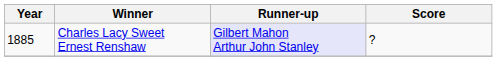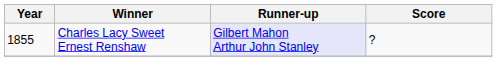(20, 39) 1885 -> (20, 39) 1855
